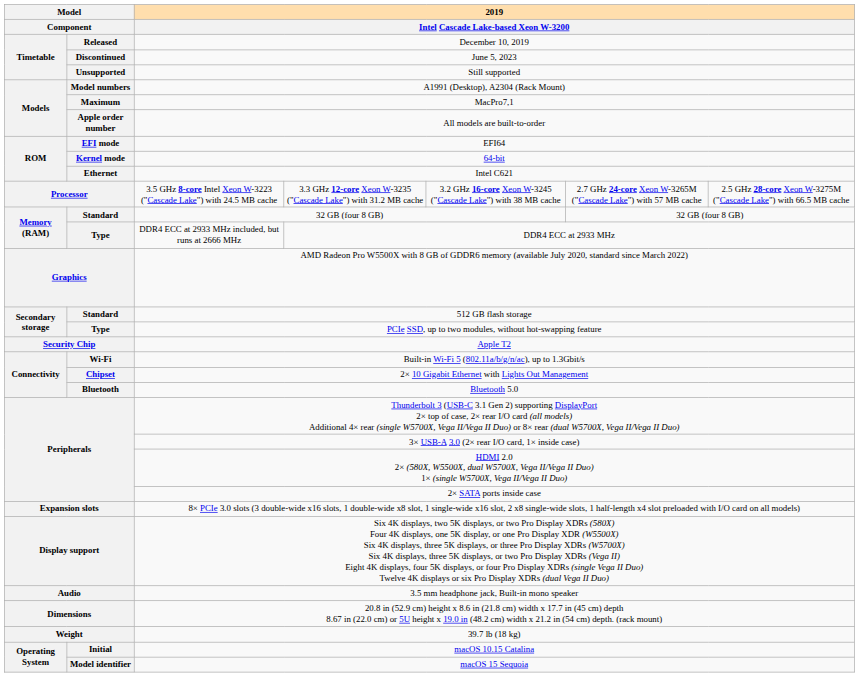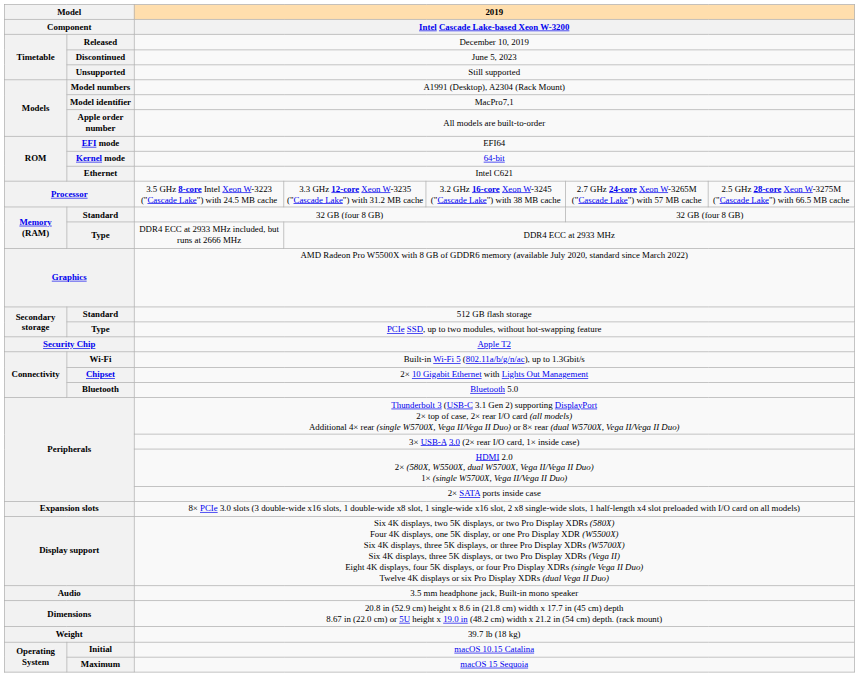(100, 102) Maximum -> (100, 102) Model identifier
(100, 664) Model identifier -> (100, 664) Maximum
